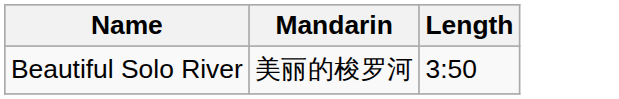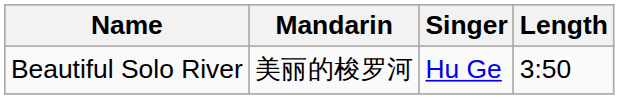+ column: (467, 25)
